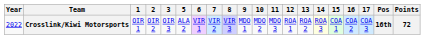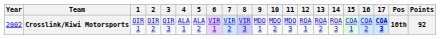+ column: (184, 10)
(14, 25) 2022 -> (14, 25) 2002
(366, 25) normal -> (382, 25) bold
(407, 25) 72 -> (422, 25) 92
